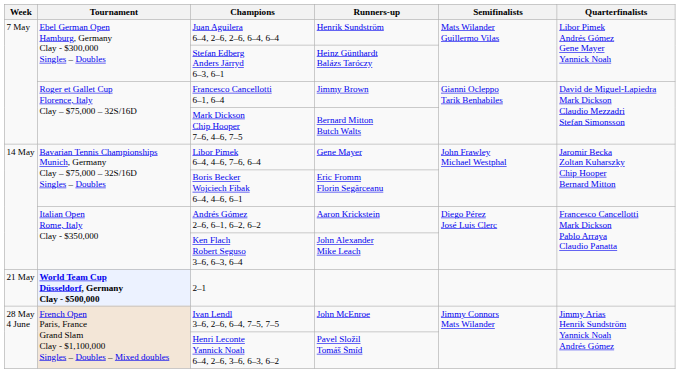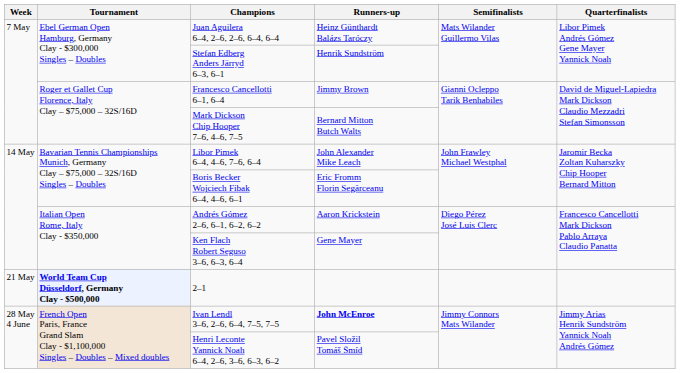(350, 27) Henrik Sundström -> (347, 32) Heinz Günthardt Balázs Taróczy
(347, 58) Heinz Günthardt Balázs Taróczy -> (350, 53) Henrik Sundström
(339, 152) Gene Mayer -> (345, 157) John Alexander Mike Leach
(345, 245) John Alexander Mike Leach -> (339, 240) Gene Mayer
(343, 313) normal -> (346, 313) bold
